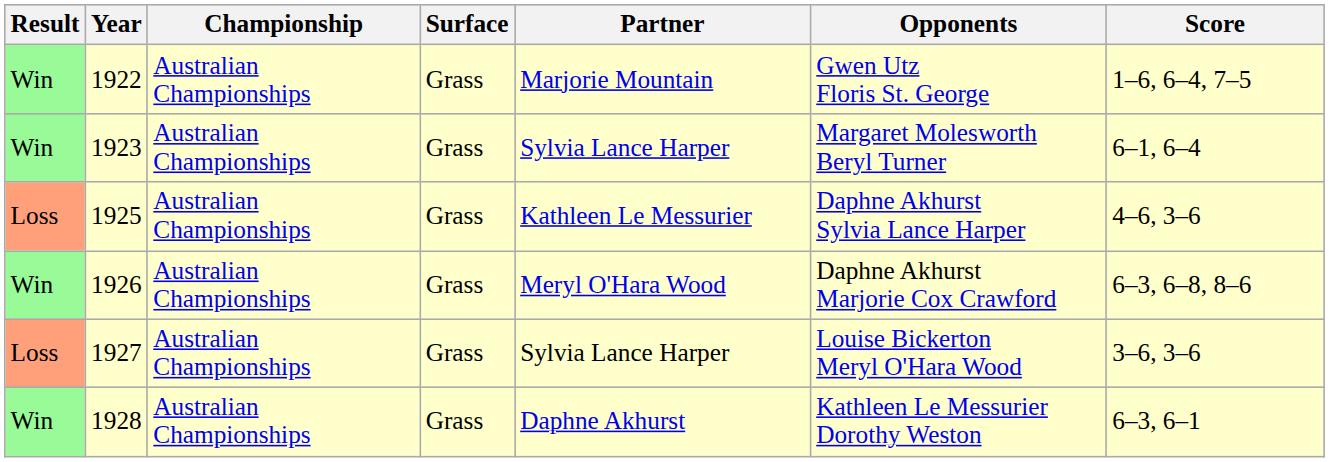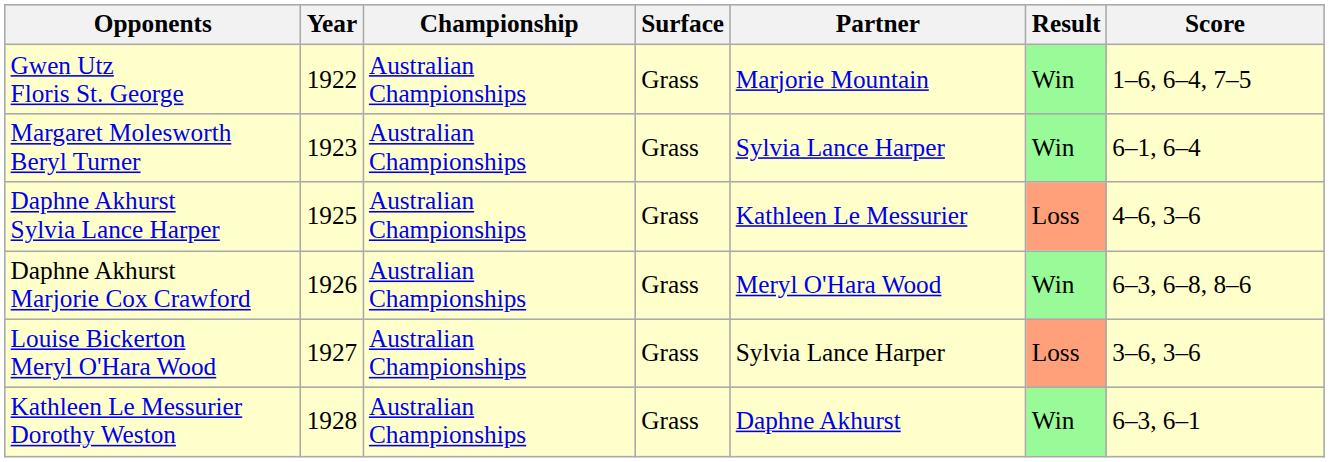columns swapped: (45, 24) <-> (958, 24)
